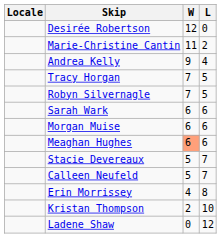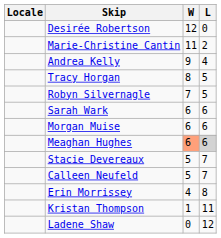(188, 78) 7 -> (188, 78) 8
(205, 143) no background -> (205, 143) lightgrey background
(188, 208) 2 -> (188, 208) 1
(208, 208) 10 -> (208, 208) 11
